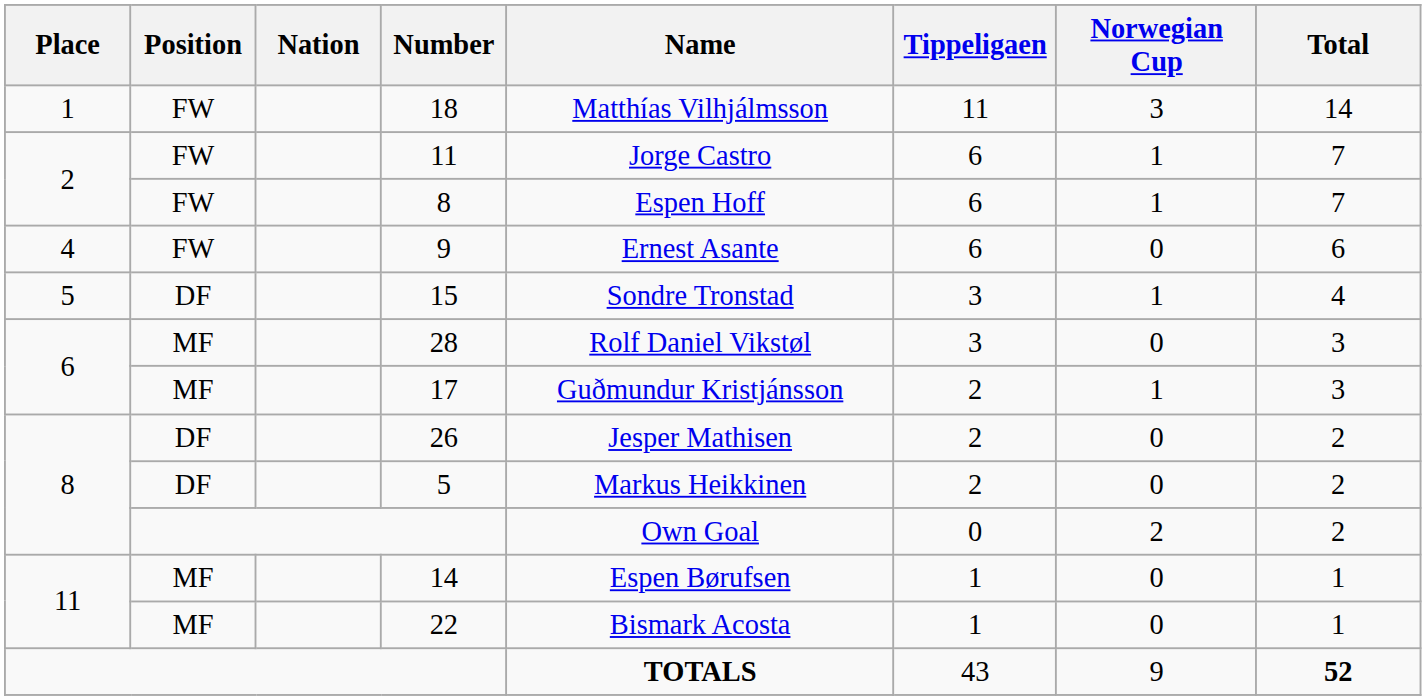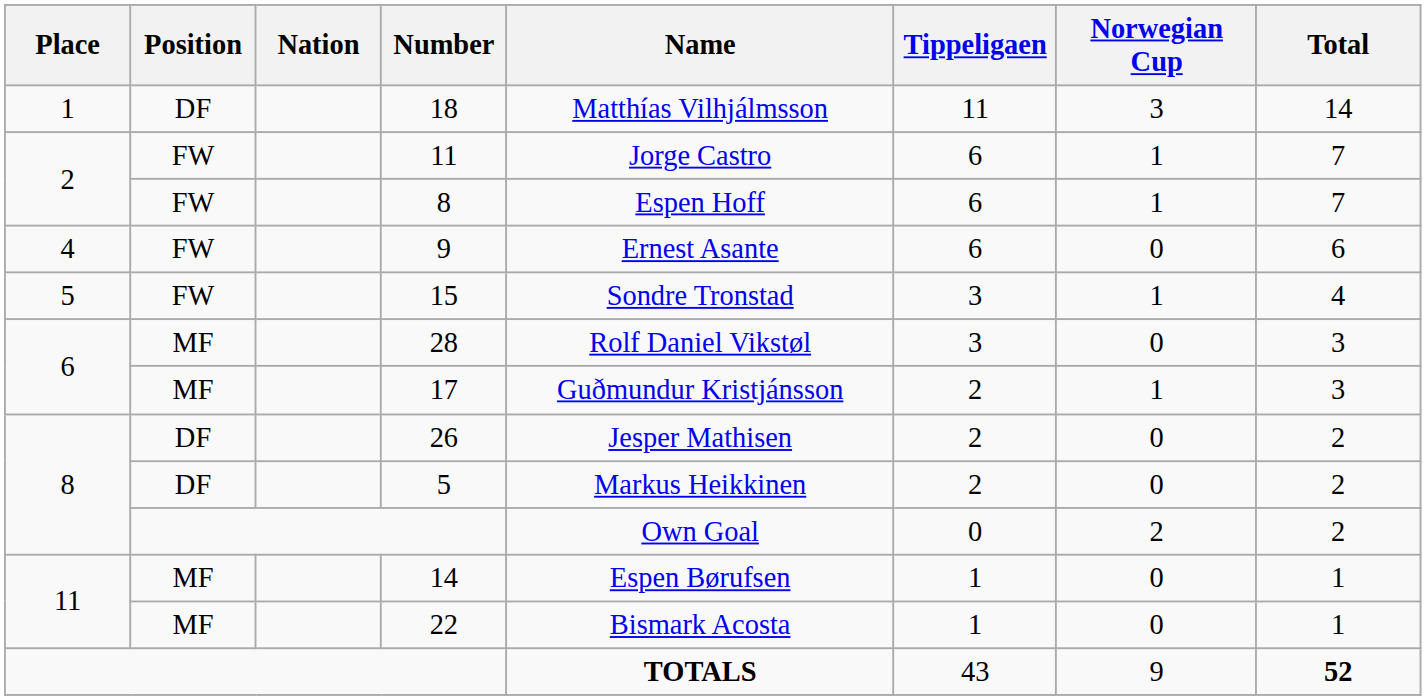(193, 108) FW -> (193, 108) DF
(193, 296) DF -> (193, 296) FW
